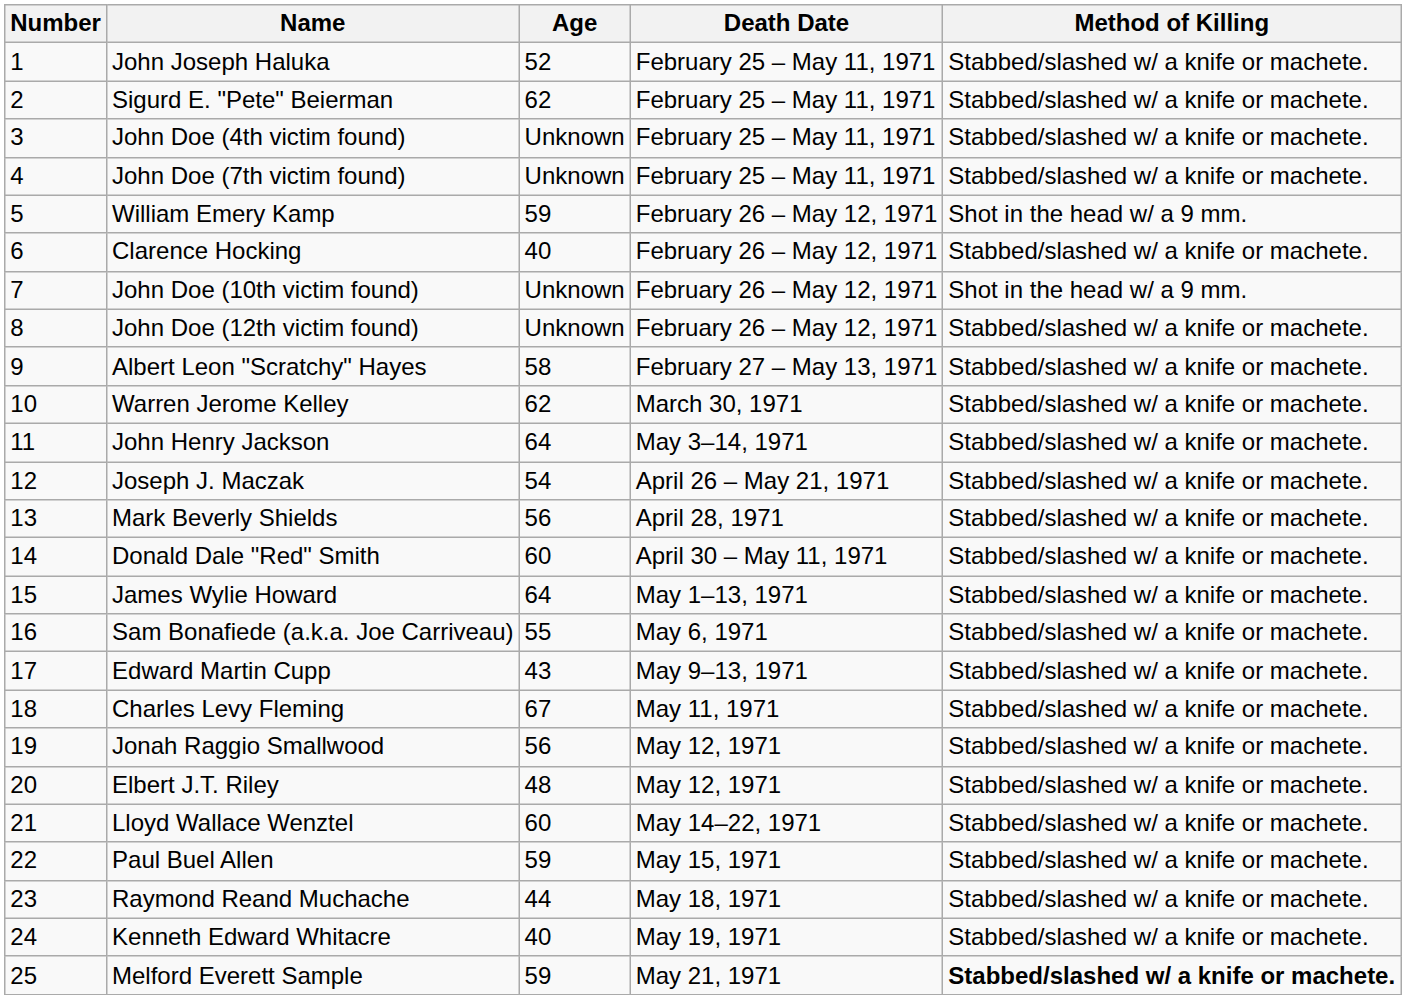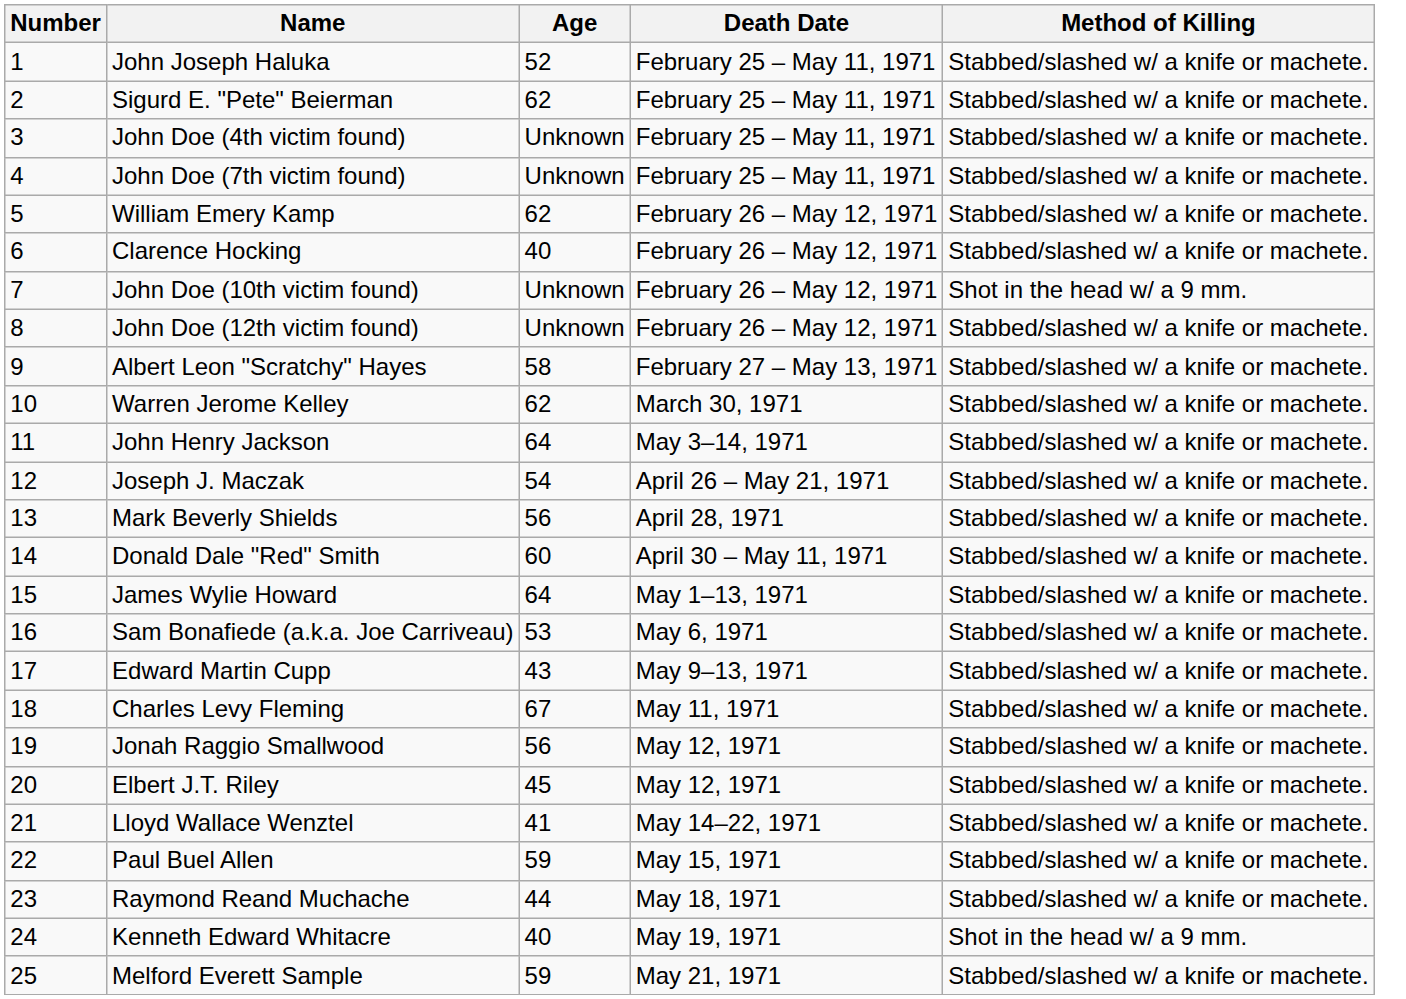(538, 213) 59 -> (538, 213) 62
(1098, 213) Shot in the head w/ a 9 mm. -> (1158, 213) Stabbed/slashed w/ a knife or machete.
(538, 632) 55 -> (538, 632) 53
(538, 784) 48 -> (538, 784) 45
(538, 822) 60 -> (538, 822) 41
(1158, 937) Stabbed/slashed w/ a knife or machete. -> (1098, 937) Shot in the head w/ a 9 mm.
(1172, 975) bold -> (1158, 975) normal
